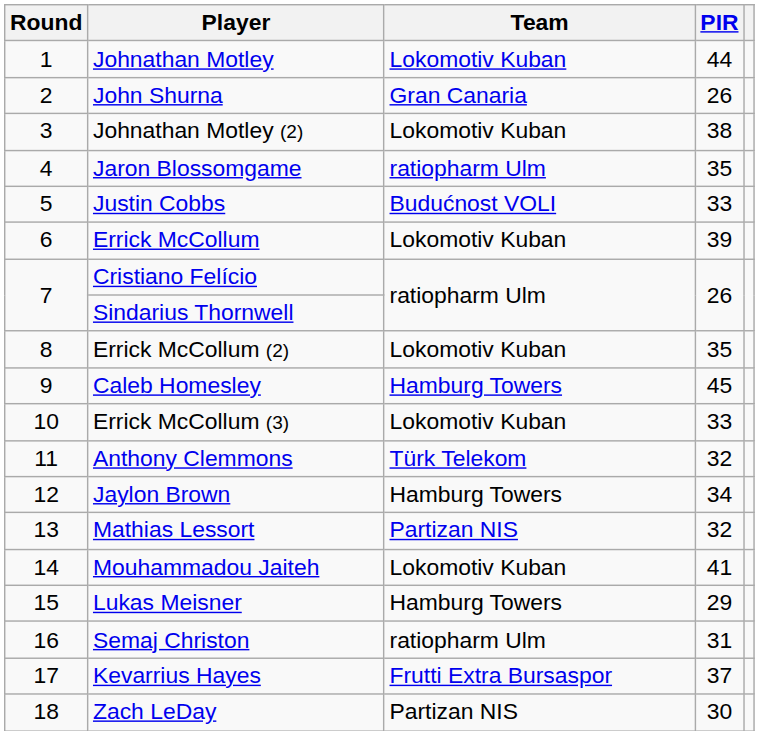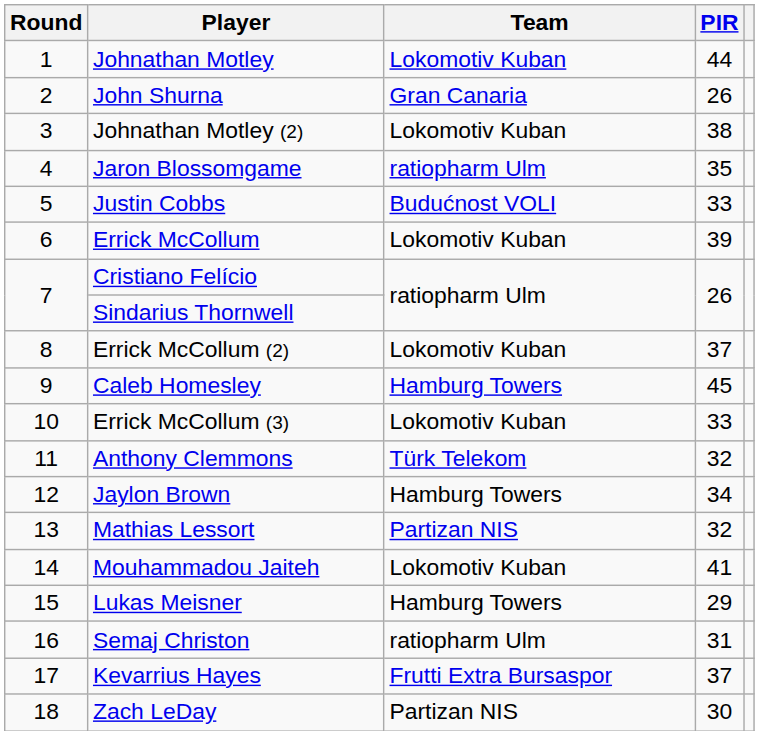(719, 349) 35 -> (719, 349) 37
